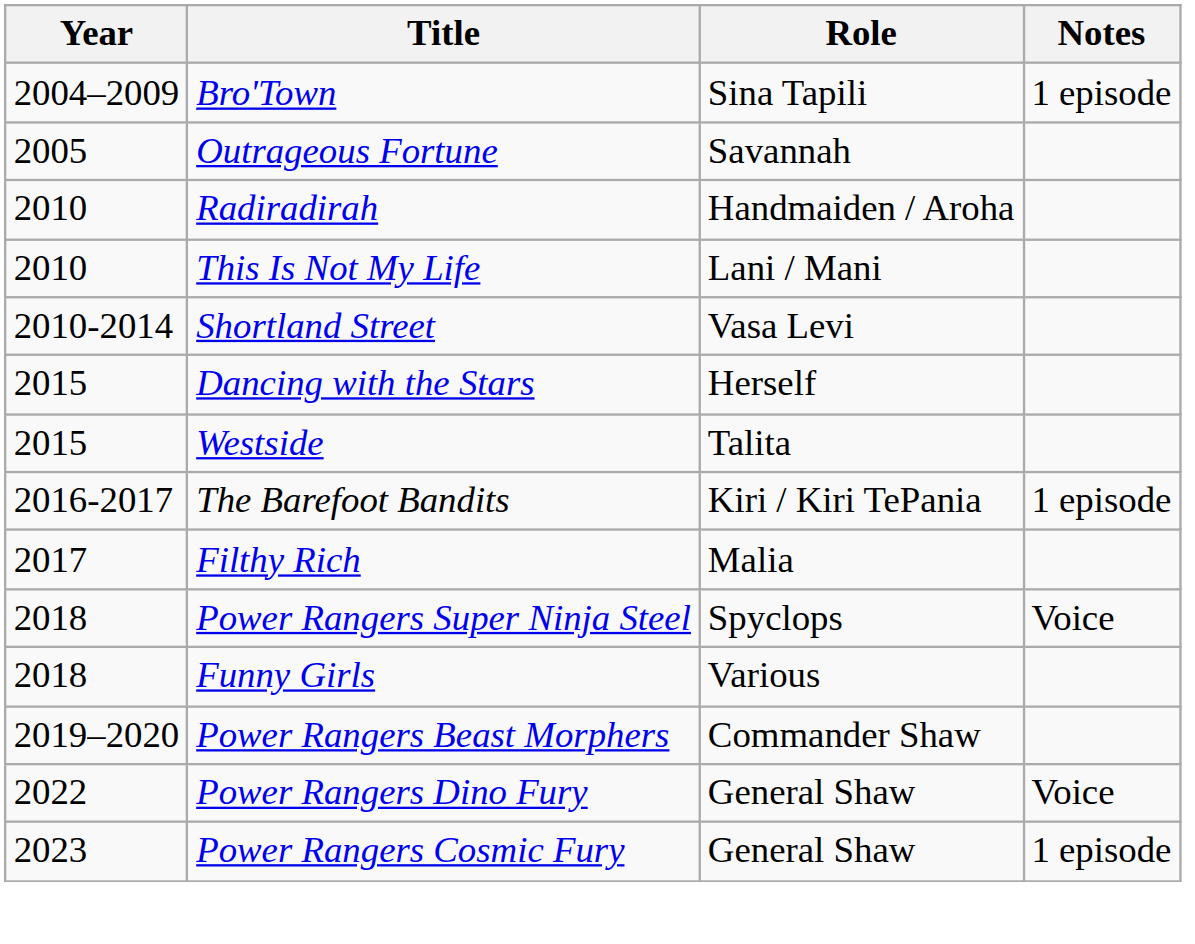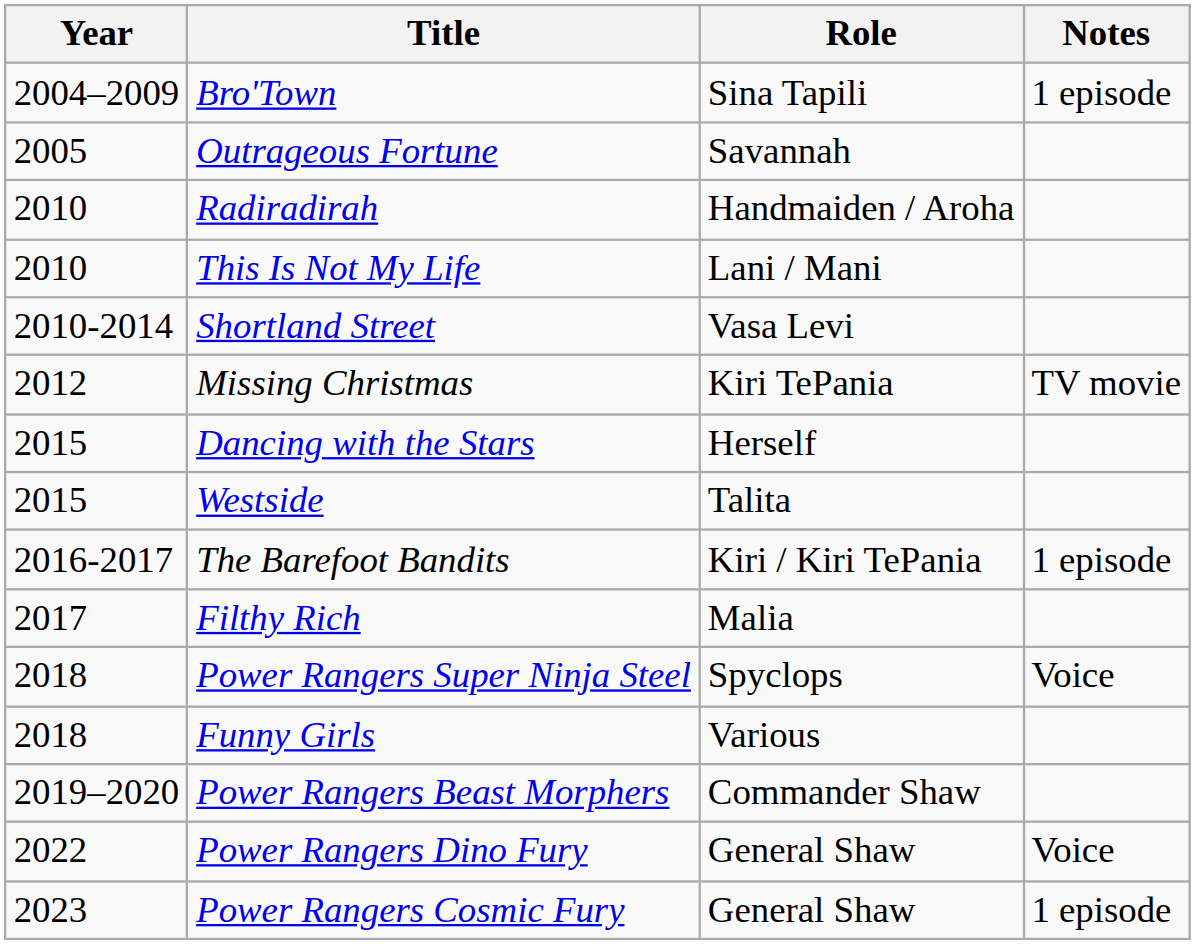+ row: (335, 383)
